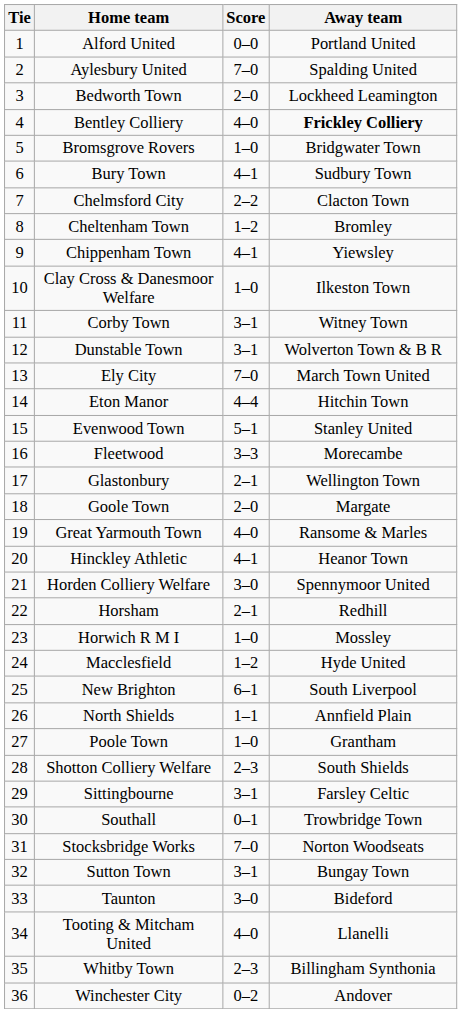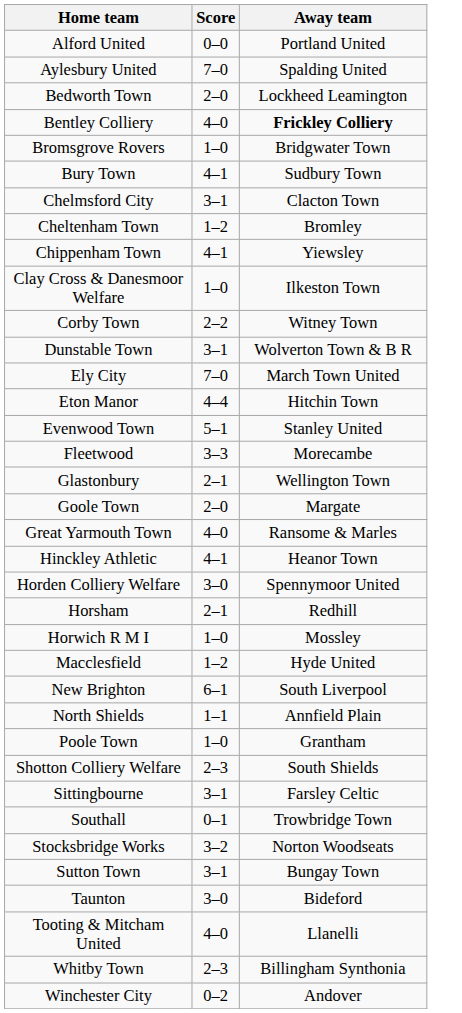- column: (20, 17)
(246, 200) 2–2 -> (216, 200) 3–1
(246, 323) 3–1 -> (216, 323) 2–2
(246, 846) 7–0 -> (216, 846) 3–2
